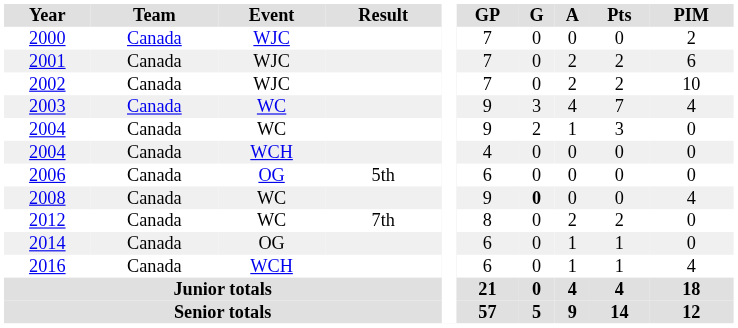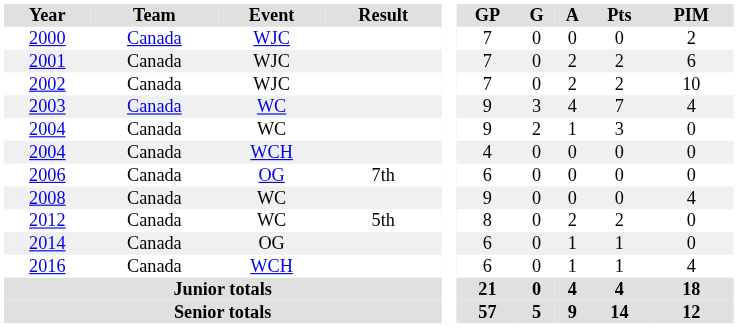(383, 174) 5th -> (383, 174) 7th
(537, 197) bold -> (537, 197) normal
(383, 220) 7th -> (383, 220) 5th
